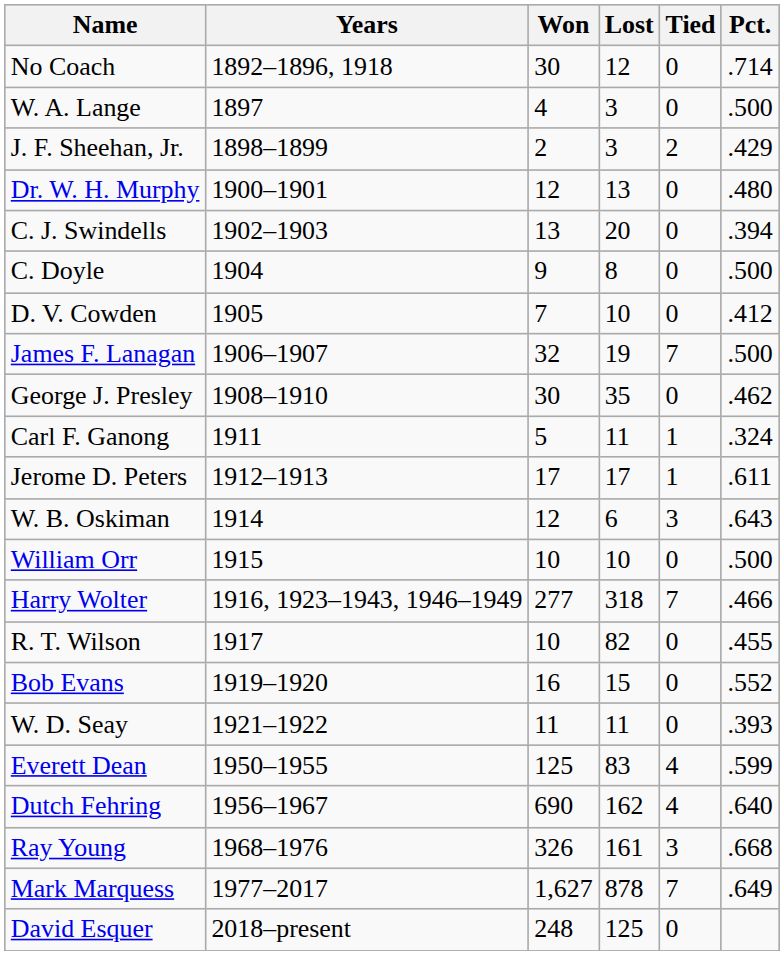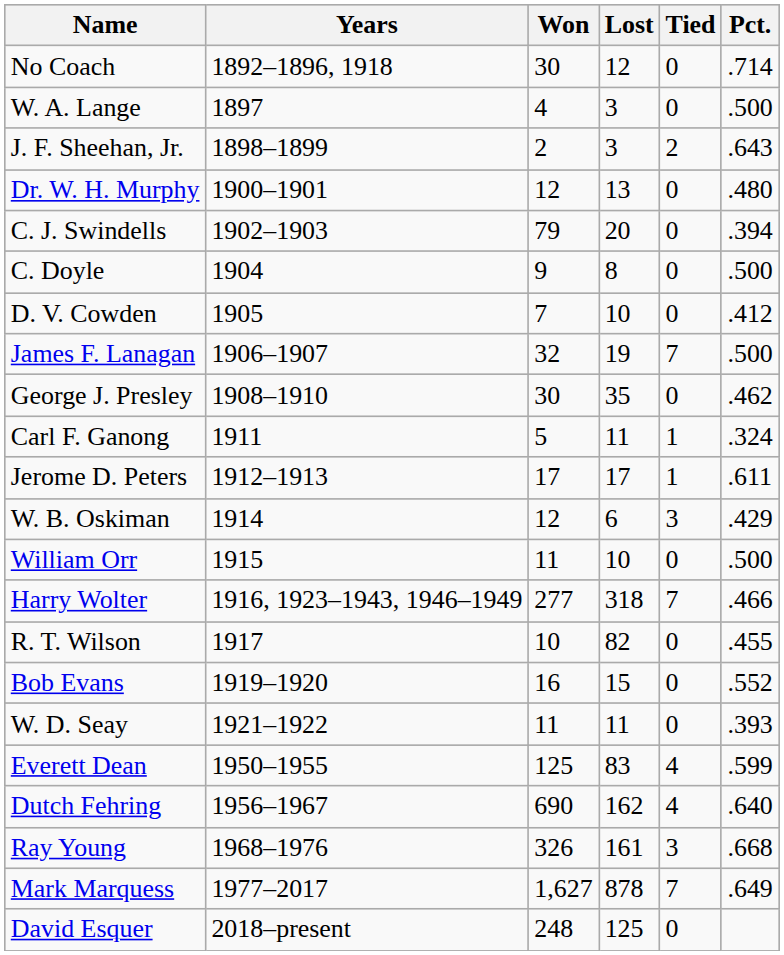(750, 148) .429 -> (750, 148) .643
(547, 230) 13 -> (547, 230) 79
(750, 518) .643 -> (750, 518) .429
(547, 559) 10 -> (547, 559) 11
